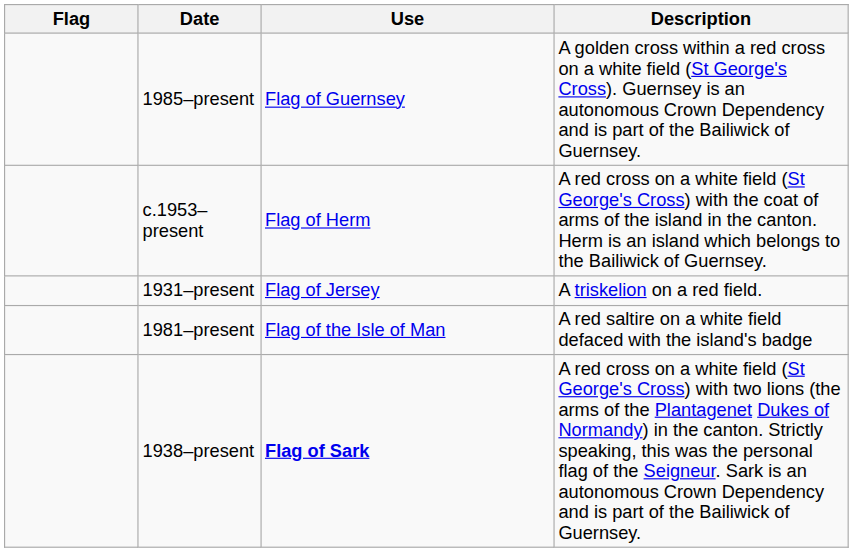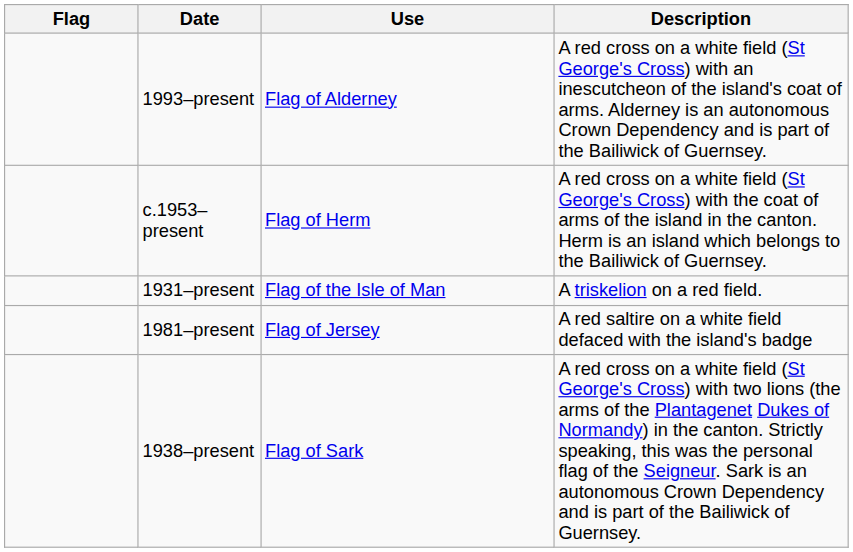+ row: (198, 99)
- row: (198, 99)
(322, 290) Flag of Jersey -> (355, 290) Flag of the Isle of Man
(355, 329) Flag of the Isle of Man -> (322, 329) Flag of Jersey
(317, 450) bold -> (314, 450) normal
